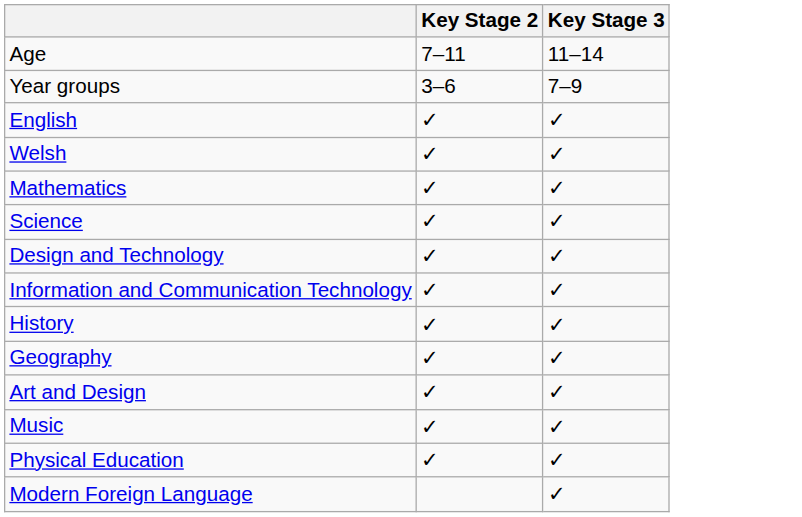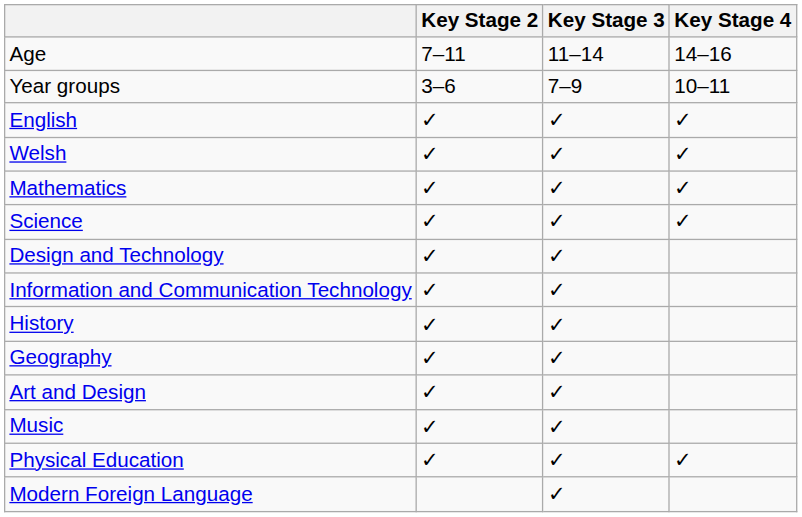+ column: (733, 20)
